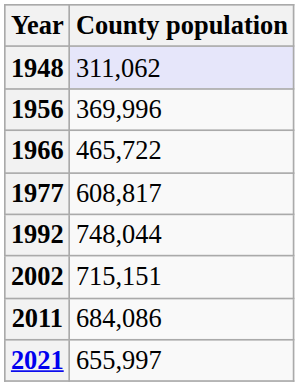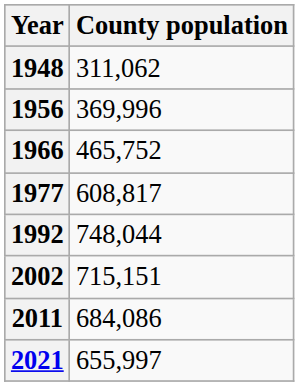(118, 67) lavender background -> (118, 67) no background
(119, 151) 465,722 -> (119, 151) 465,752
